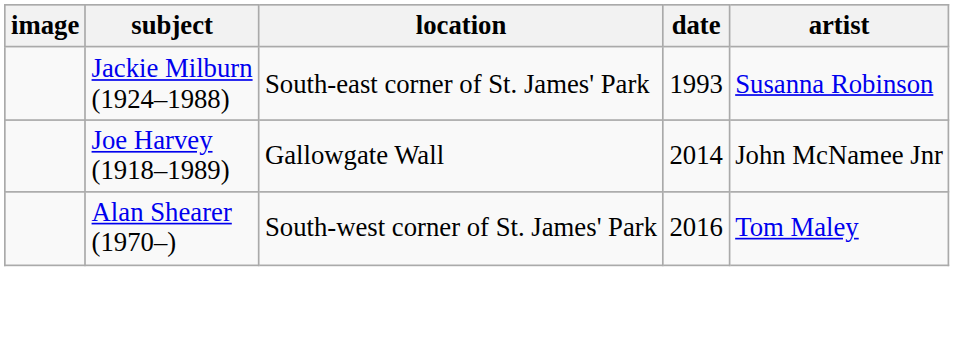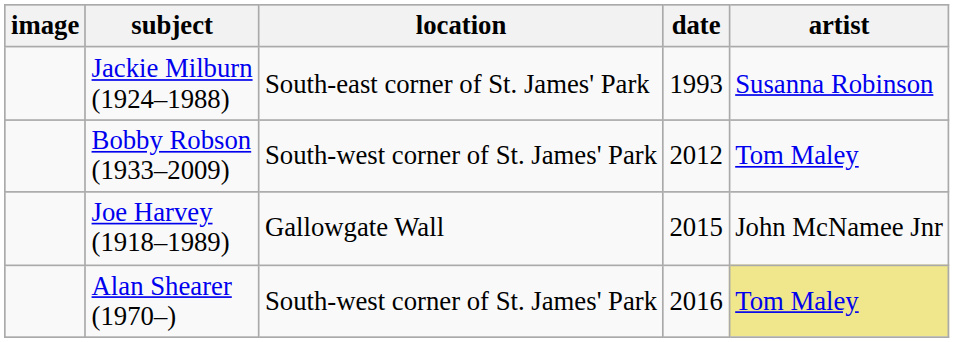+ row: (171, 155)
(696, 155) 2014 -> (696, 227) 2015
(797, 227) no background -> (797, 300) khaki background
